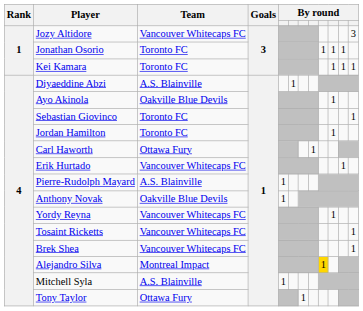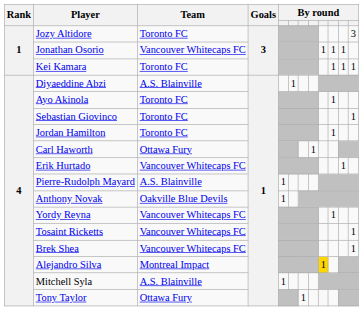(193, 34) Vancouver Whitecaps FC -> (164, 34) Toronto FC
(164, 50) Toronto FC -> (193, 50) Vancouver Whitecaps FC
(184, 100) Oakville Blue Devils -> (164, 100) Toronto FC
